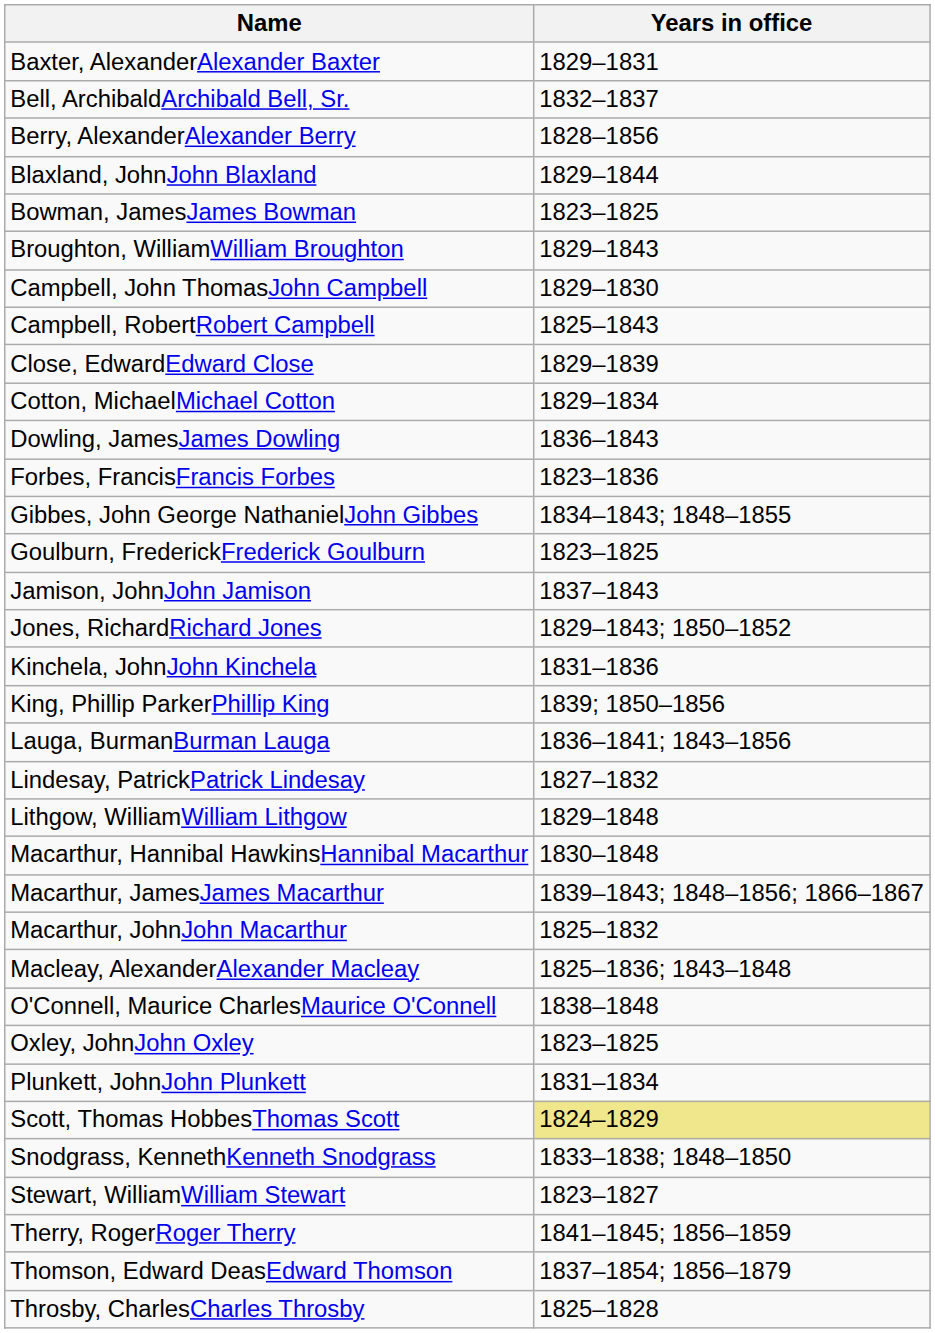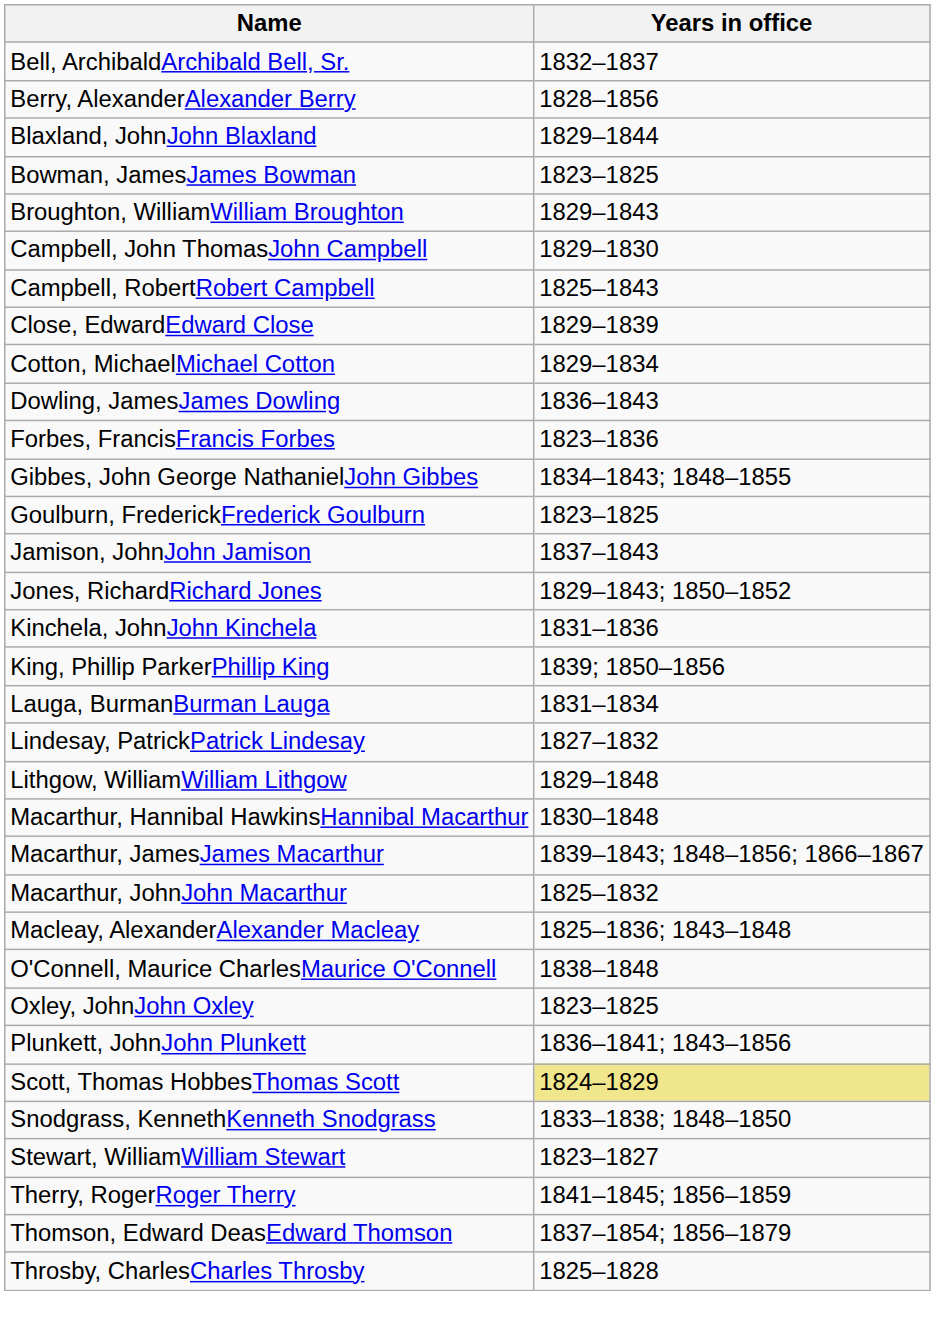- row: (195, 61)
(665, 741) 1836–1841; 1843–1856 -> (599, 703) 1831–1834
(599, 1082) 1831–1834 -> (665, 1044) 1836–1841; 1843–1856
